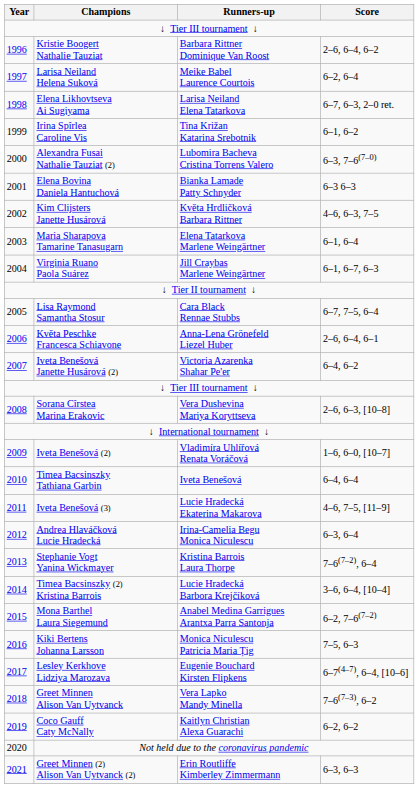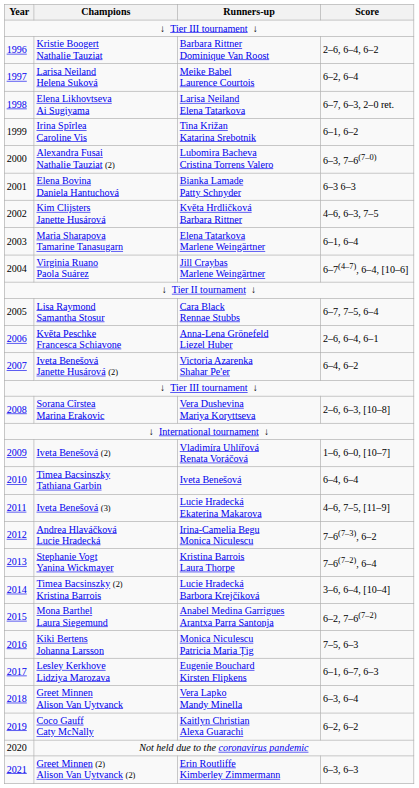(351, 268) 6–1, 6–7, 6–3 -> (366, 268) 6–7(4–7), 6–4, [10–6]
(341, 535) 6–3, 6–4 -> (350, 535) 7–6(7–3), 6–2
(366, 671) 6–7(4–7), 6–4, [10–6] -> (351, 671) 6–1, 6–7, 6–3
(350, 699) 7–6(7–3), 6–2 -> (341, 699) 6–3, 6–4
